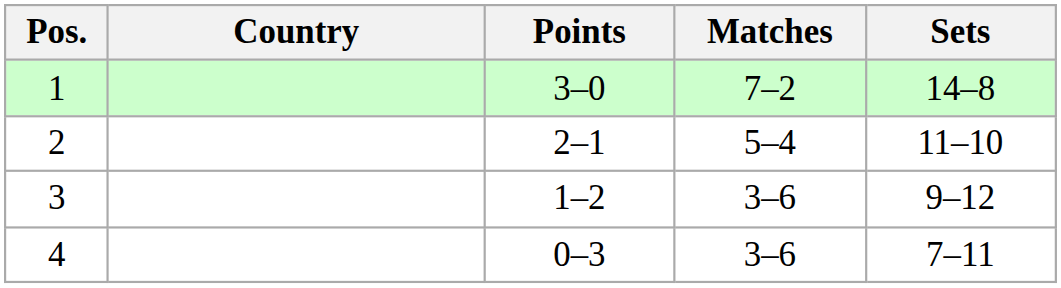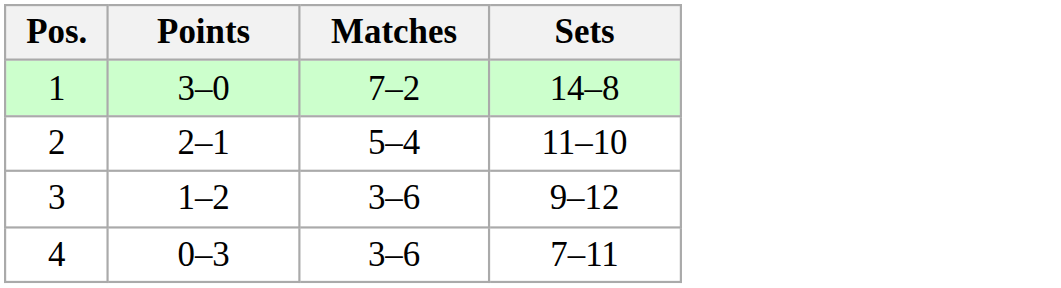- column: (296, 32)
